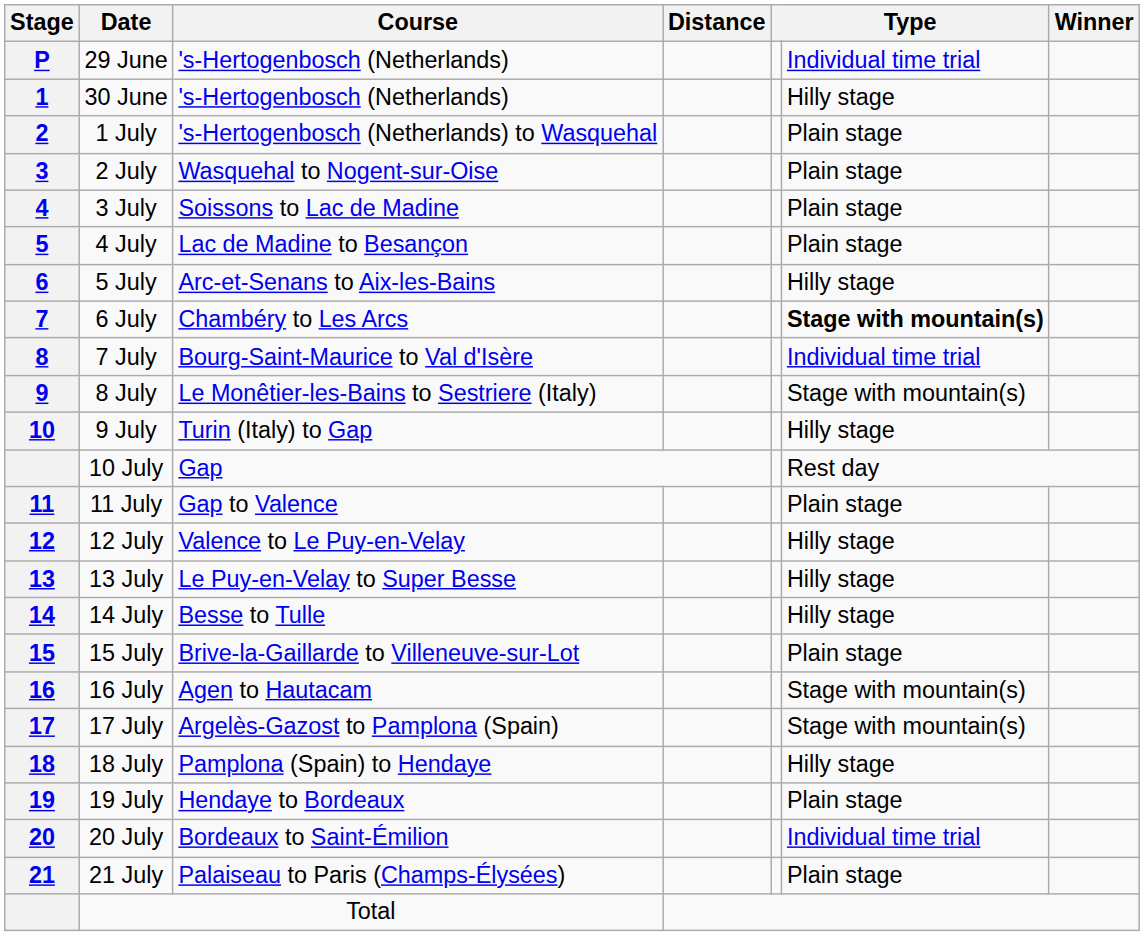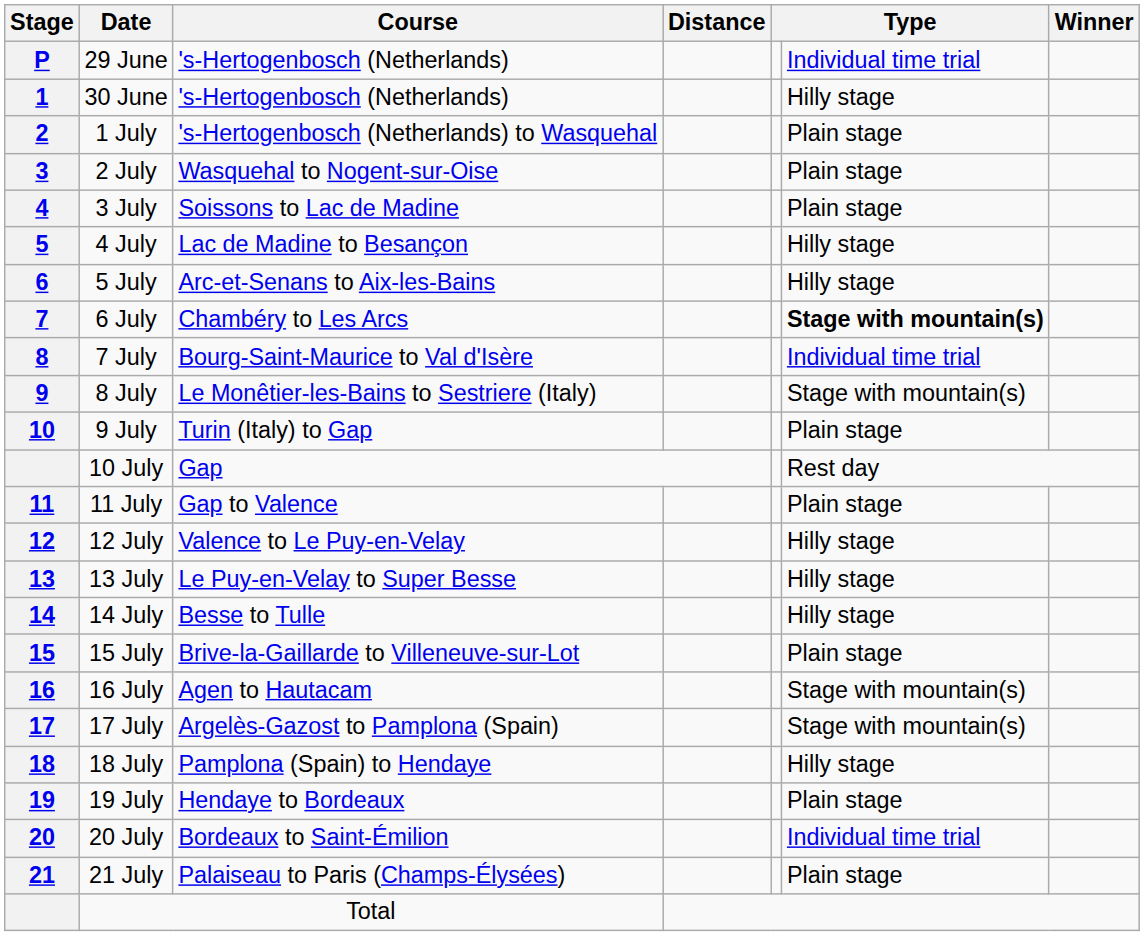(845, 245) Plain stage -> (841, 245) Hilly stage
(841, 430) Hilly stage -> (845, 430) Plain stage
